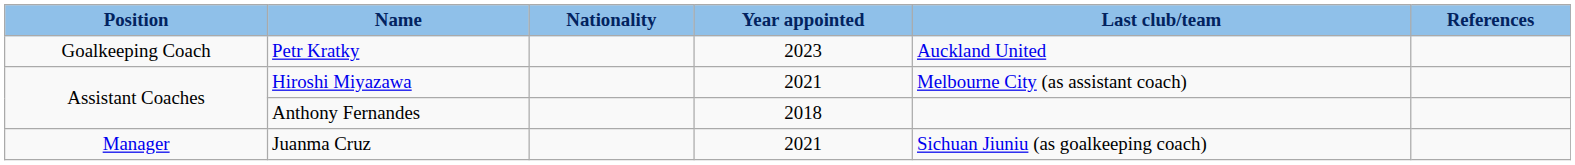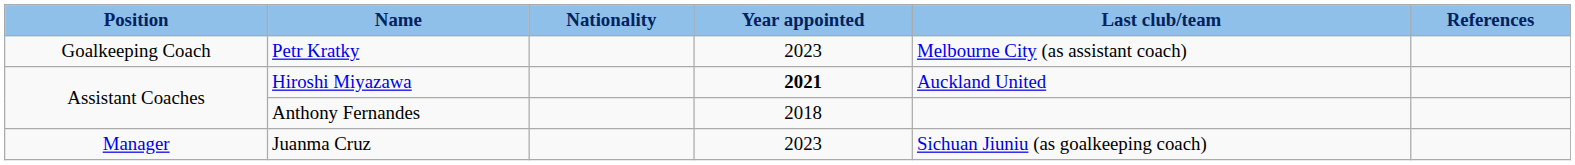(982, 51) Auckland United -> (1052, 51) Melbourne City (as assistant coach)
(803, 82) normal -> (803, 82) bold
(1052, 82) Melbourne City (as assistant coach) -> (982, 82) Auckland United
(803, 144) 2021 -> (803, 144) 2023
